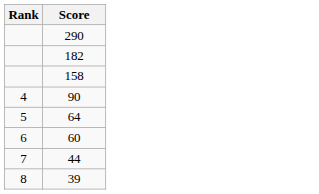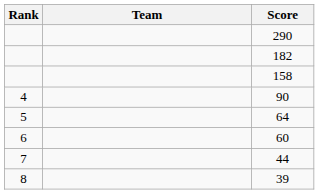+ column: (147, 14)
